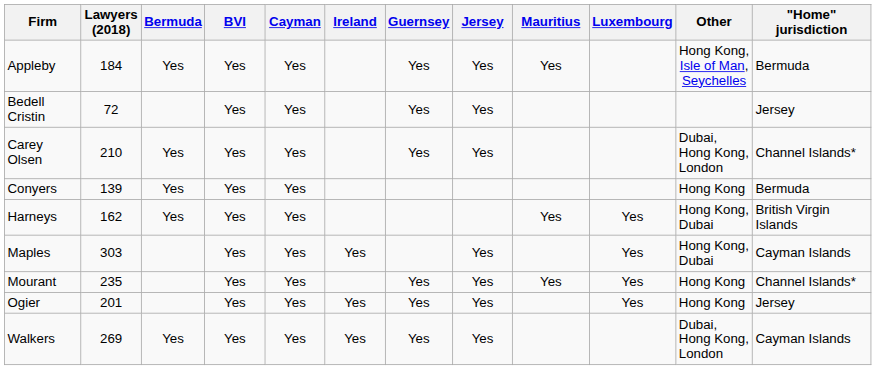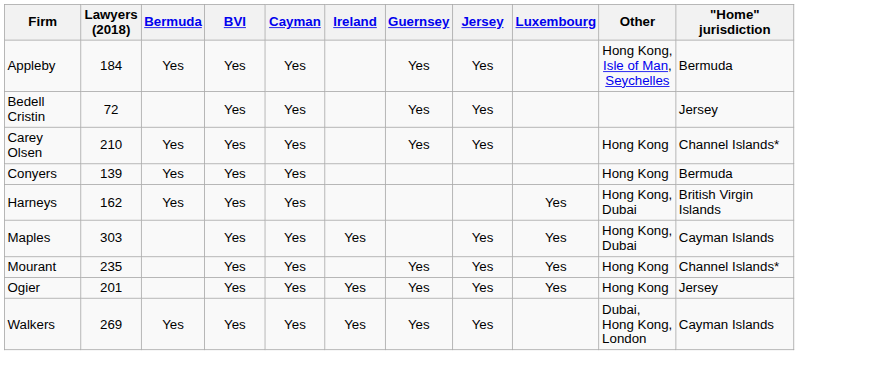- column: (551, 22)
(714, 152) Dubai, Hong Kong, London -> (635, 145) Hong Kong
